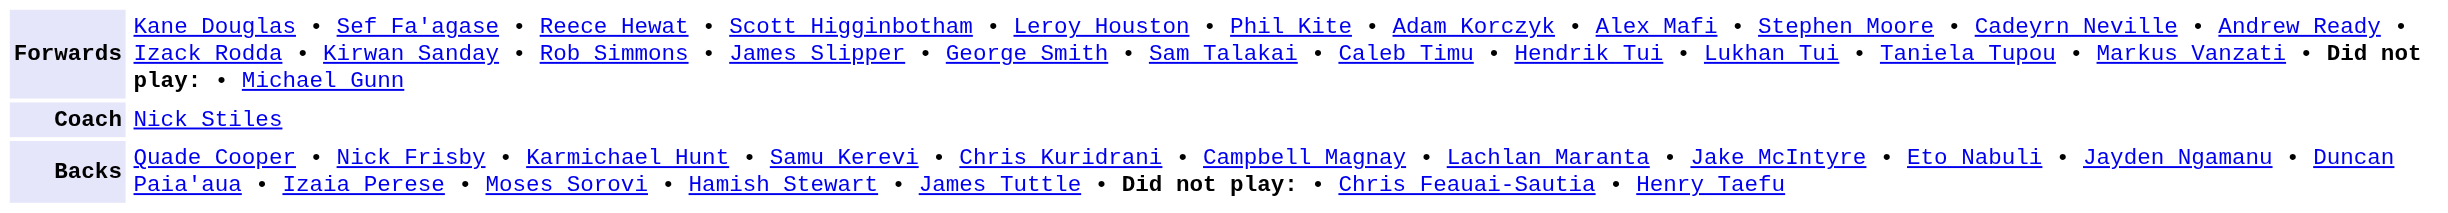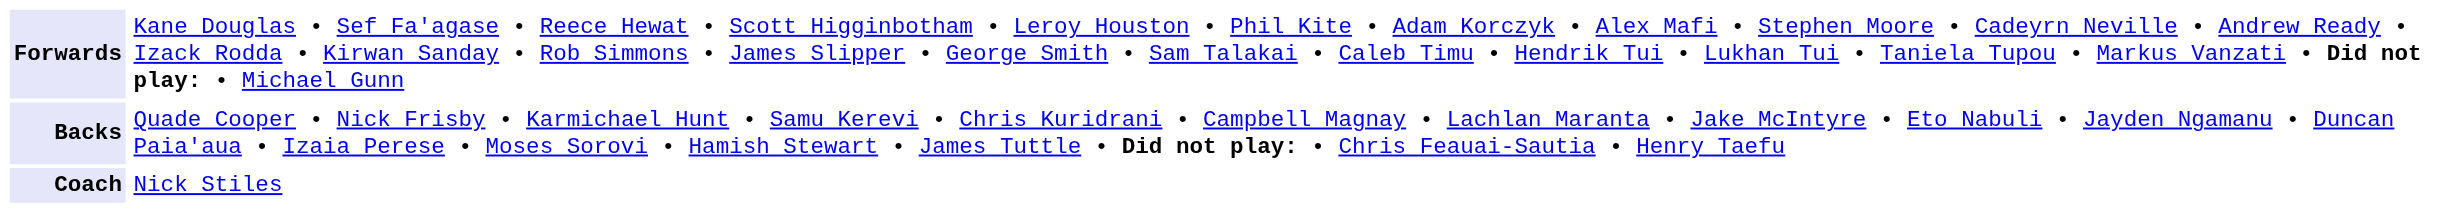rows swapped: (88, 172) <-> (88, 120)
